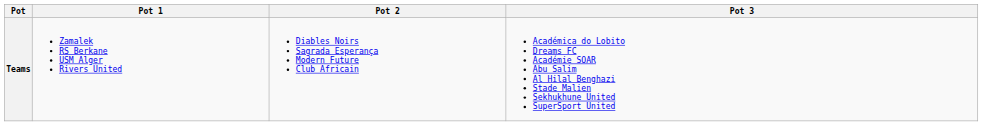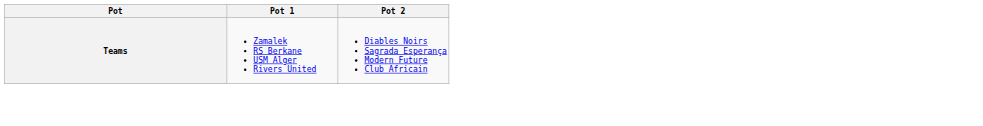- column: (742, 11)
